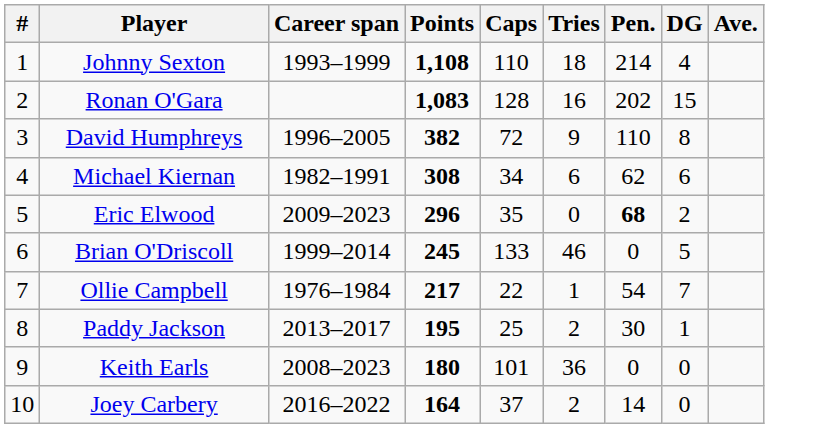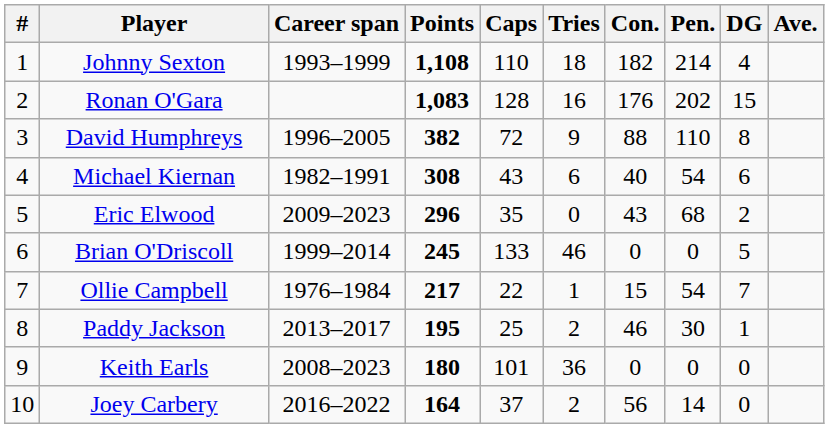+ column: (635, 23)
(511, 175) 34 -> (511, 175) 43
(633, 175) 62 -> (693, 175) 54
(633, 213) bold -> (693, 213) normal
